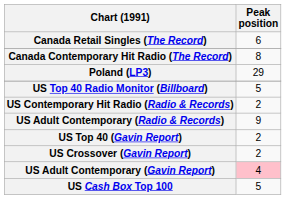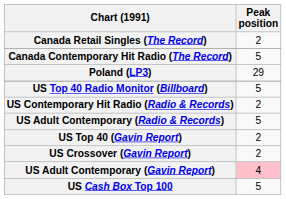(258, 40) 6 -> (258, 40) 2
(258, 56) 8 -> (258, 56) 5
(258, 121) 9 -> (258, 121) 5
